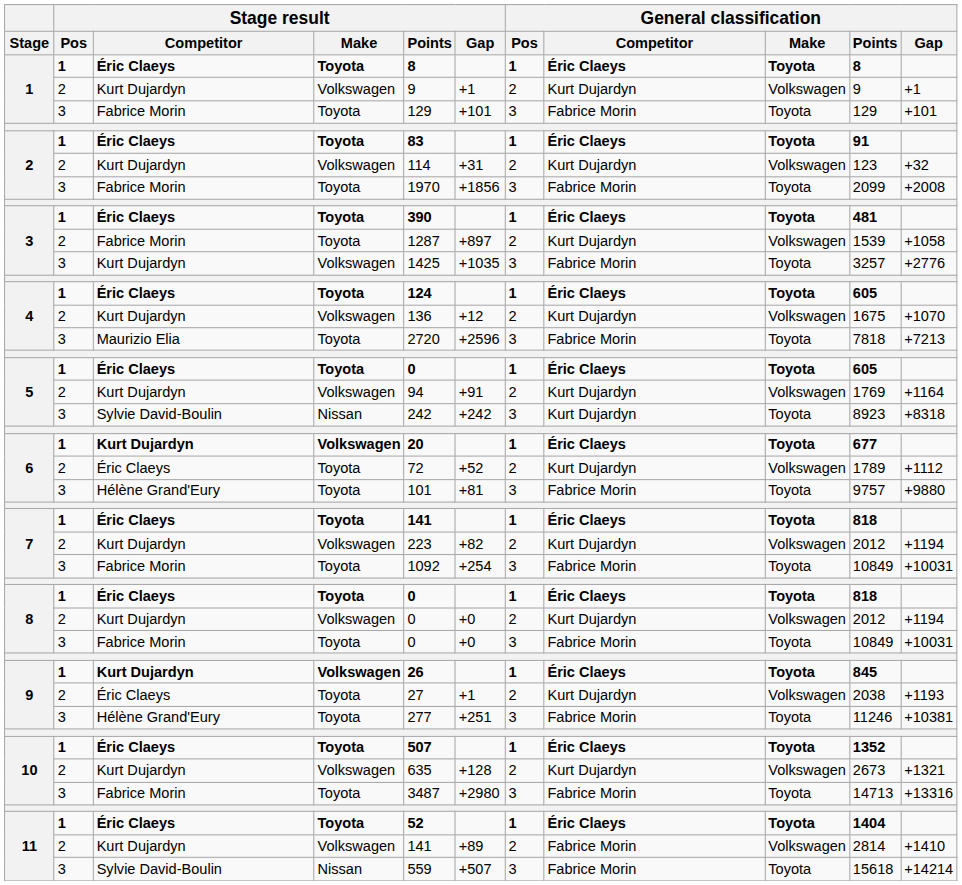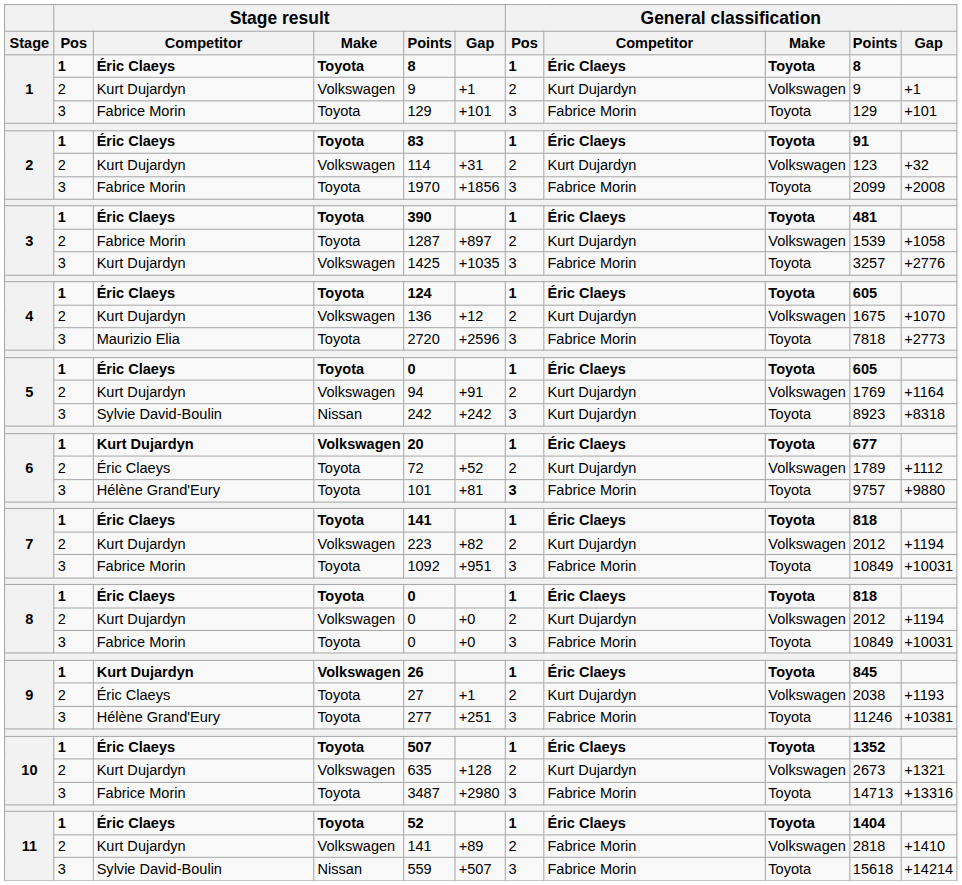(925, 339) +7213 -> (925, 339) +2773
(513, 490) normal -> (513, 490) bold
(475, 566) +254 -> (475, 566) +951
(869, 846) 2814 -> (869, 846) 2818
